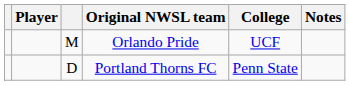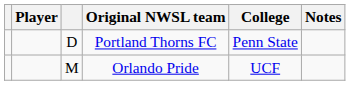rows swapped: (156, 67) <-> (156, 42)
